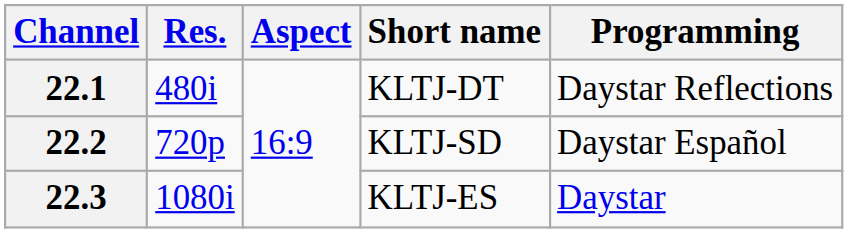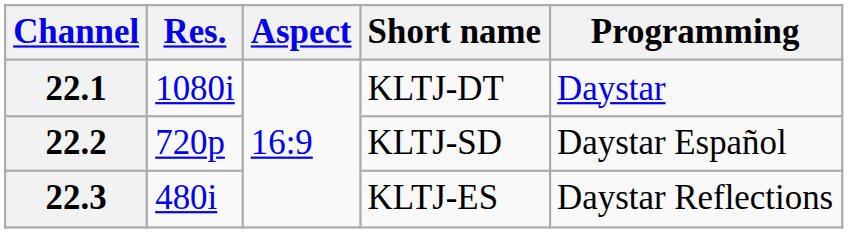(186, 87) 480i -> (195, 87) 1080i
(695, 87) Daystar Reflections -> (611, 87) Daystar
(195, 198) 1080i -> (186, 198) 480i
(611, 198) Daystar -> (695, 198) Daystar Reflections
